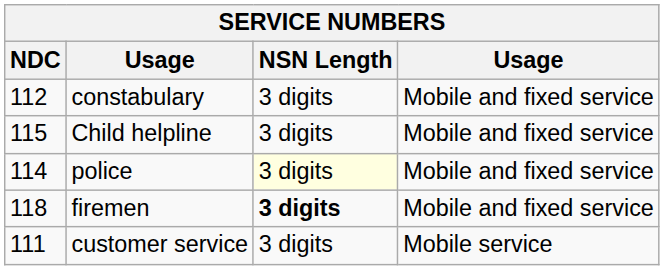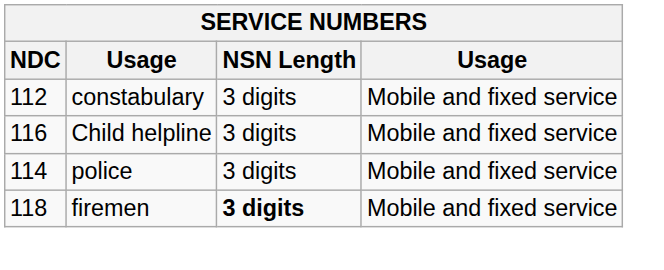(29, 134) 115 -> (29, 134) 116
(296, 171) lightyellow background -> (260, 171) no background
- row: (160, 245)
